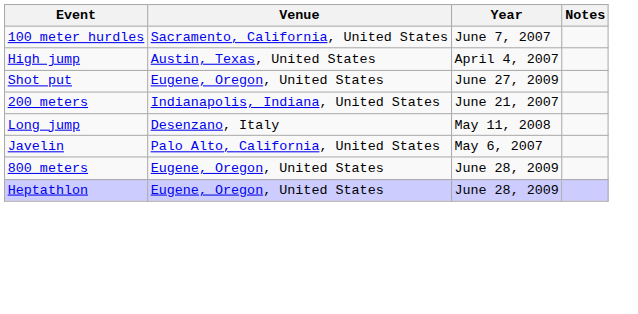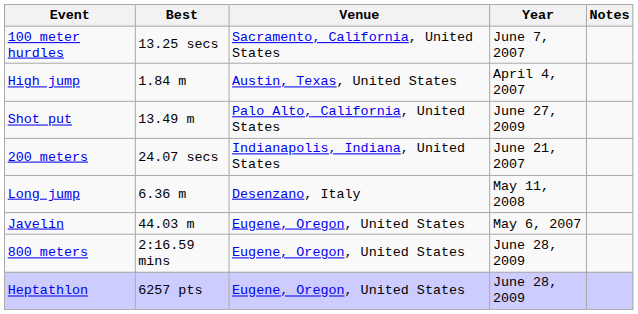+ column: (182, 15)
(267, 81) Eugene, Oregon, United States -> (349, 120) Palo Alto, California, United States
(295, 146) Palo Alto, California, United States -> (349, 224) Eugene, Oregon, United States
